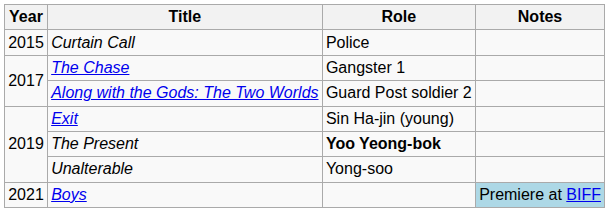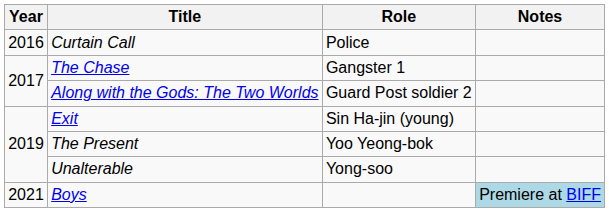(26, 42) 2015 -> (26, 42) 2016
(383, 144) bold -> (379, 144) normal
